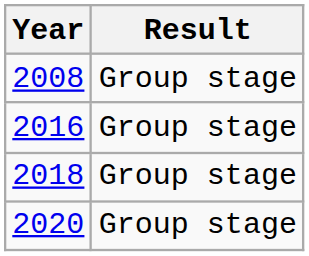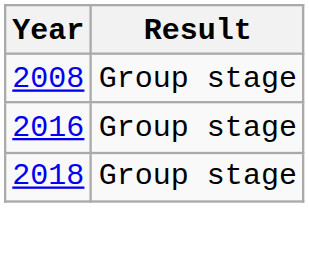- row: (48, 225)
